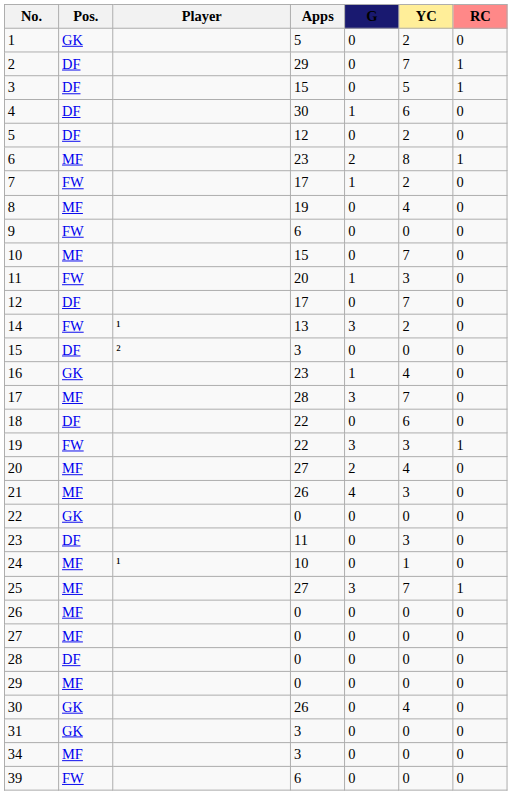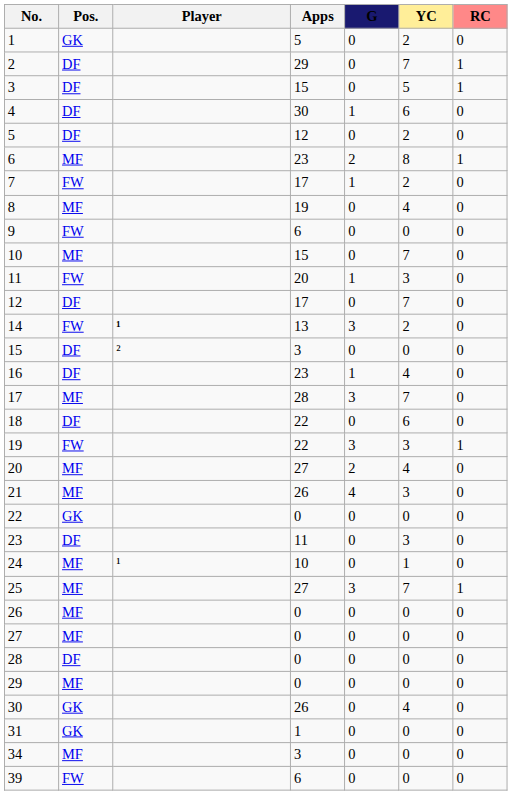(118, 326) normal -> (118, 326) bold
(72, 373) GK -> (71, 373) DF
(298, 730) 3 -> (298, 730) 1
